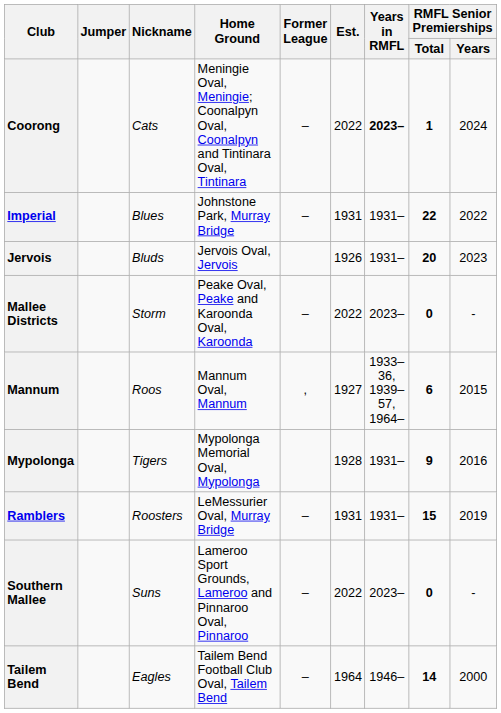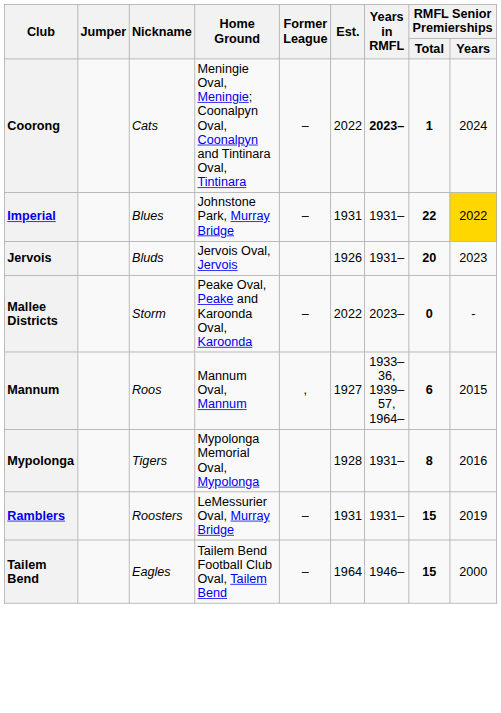(473, 216) no background -> (473, 216) gold background
(429, 460) 9 -> (429, 460) 8
- row: (35, 593)
(429, 677) 14 -> (429, 571) 15
